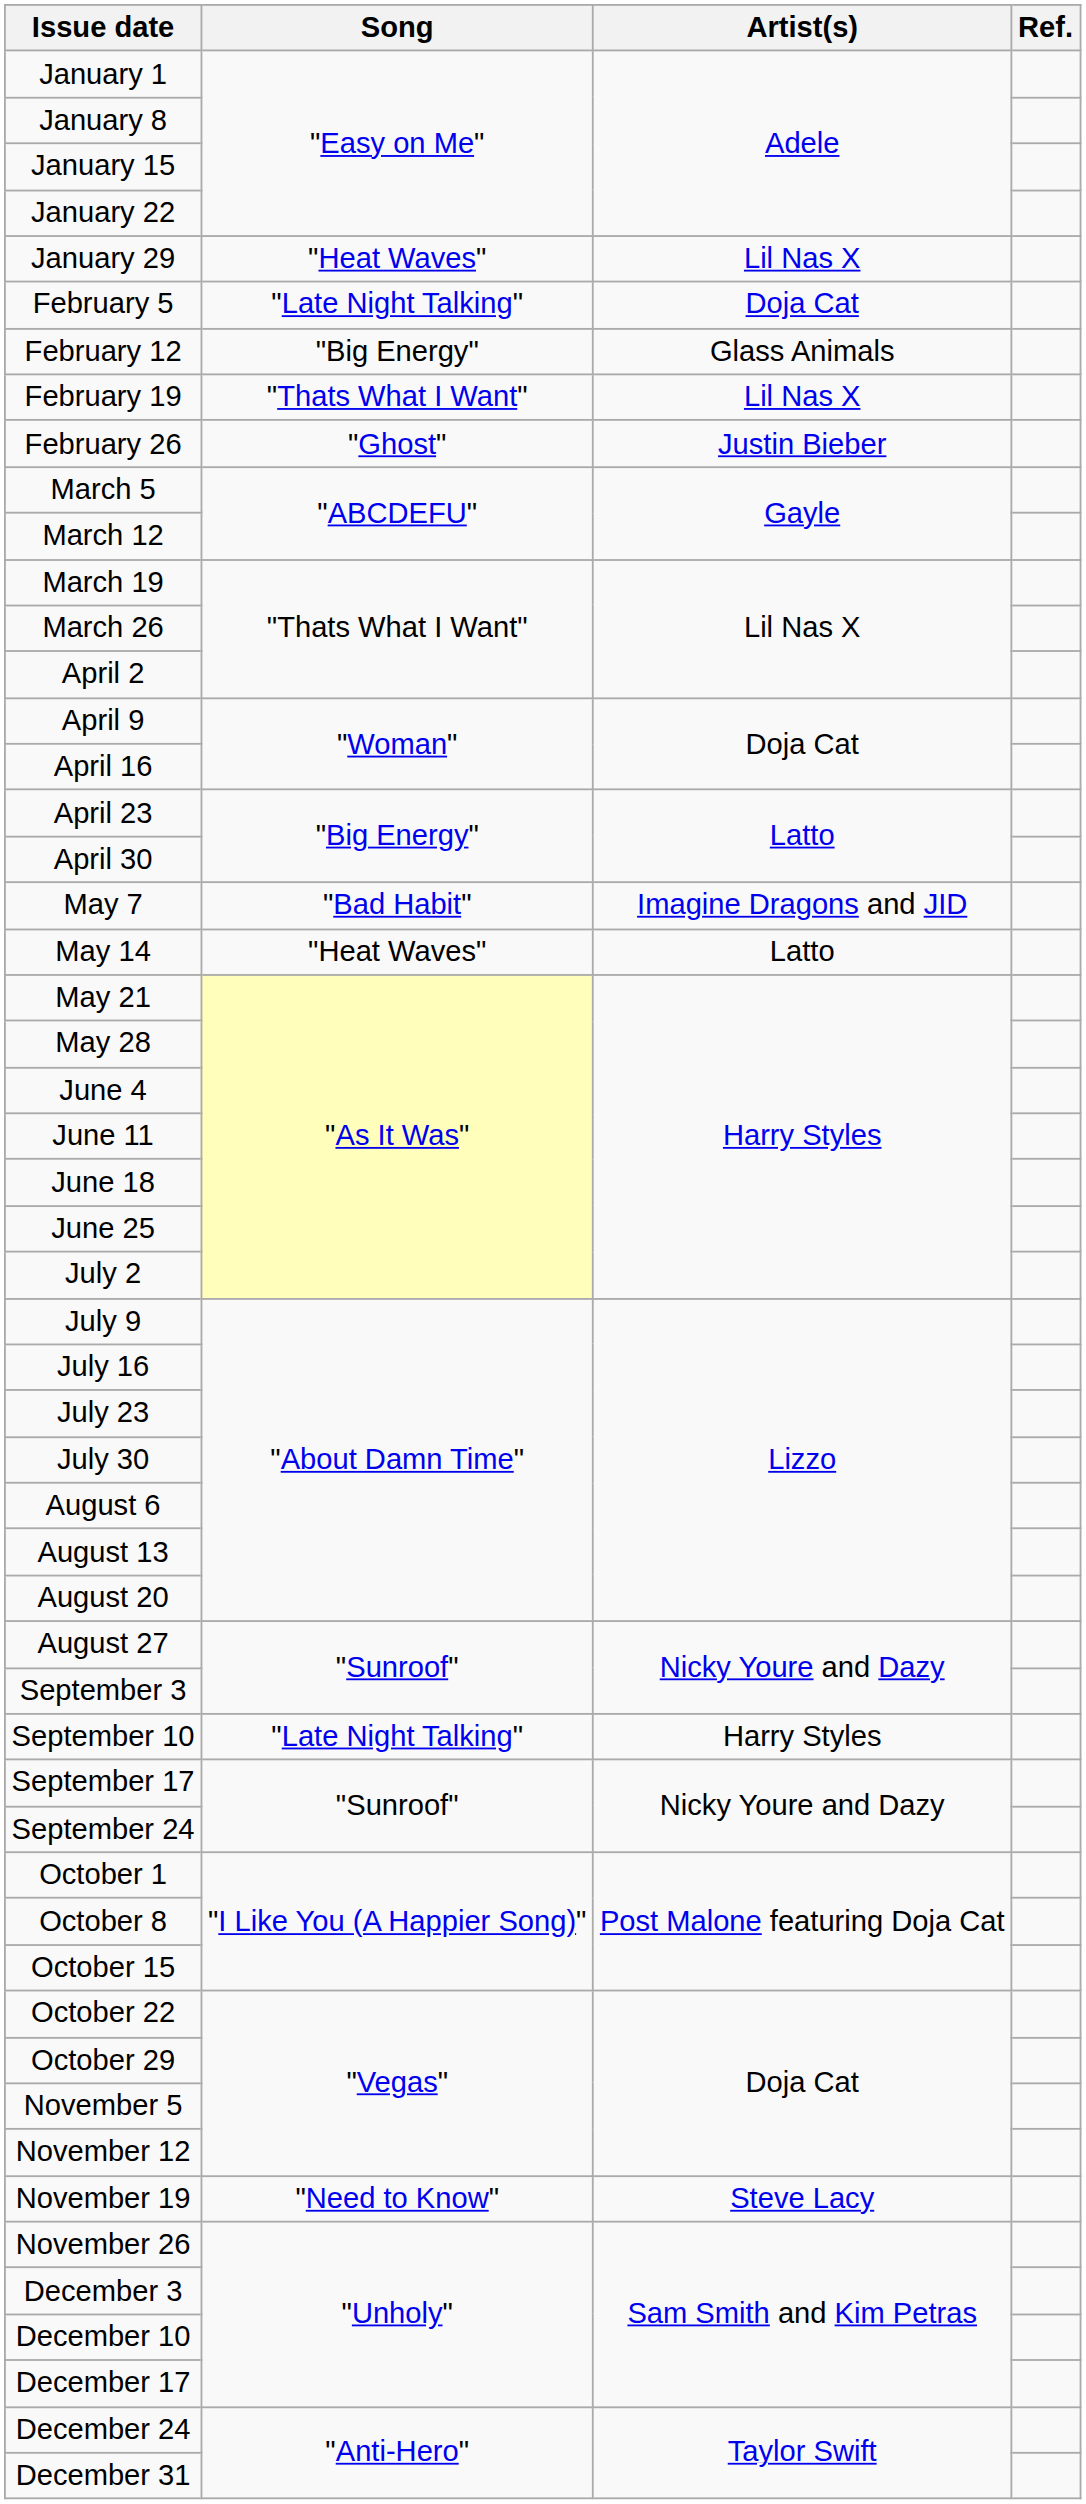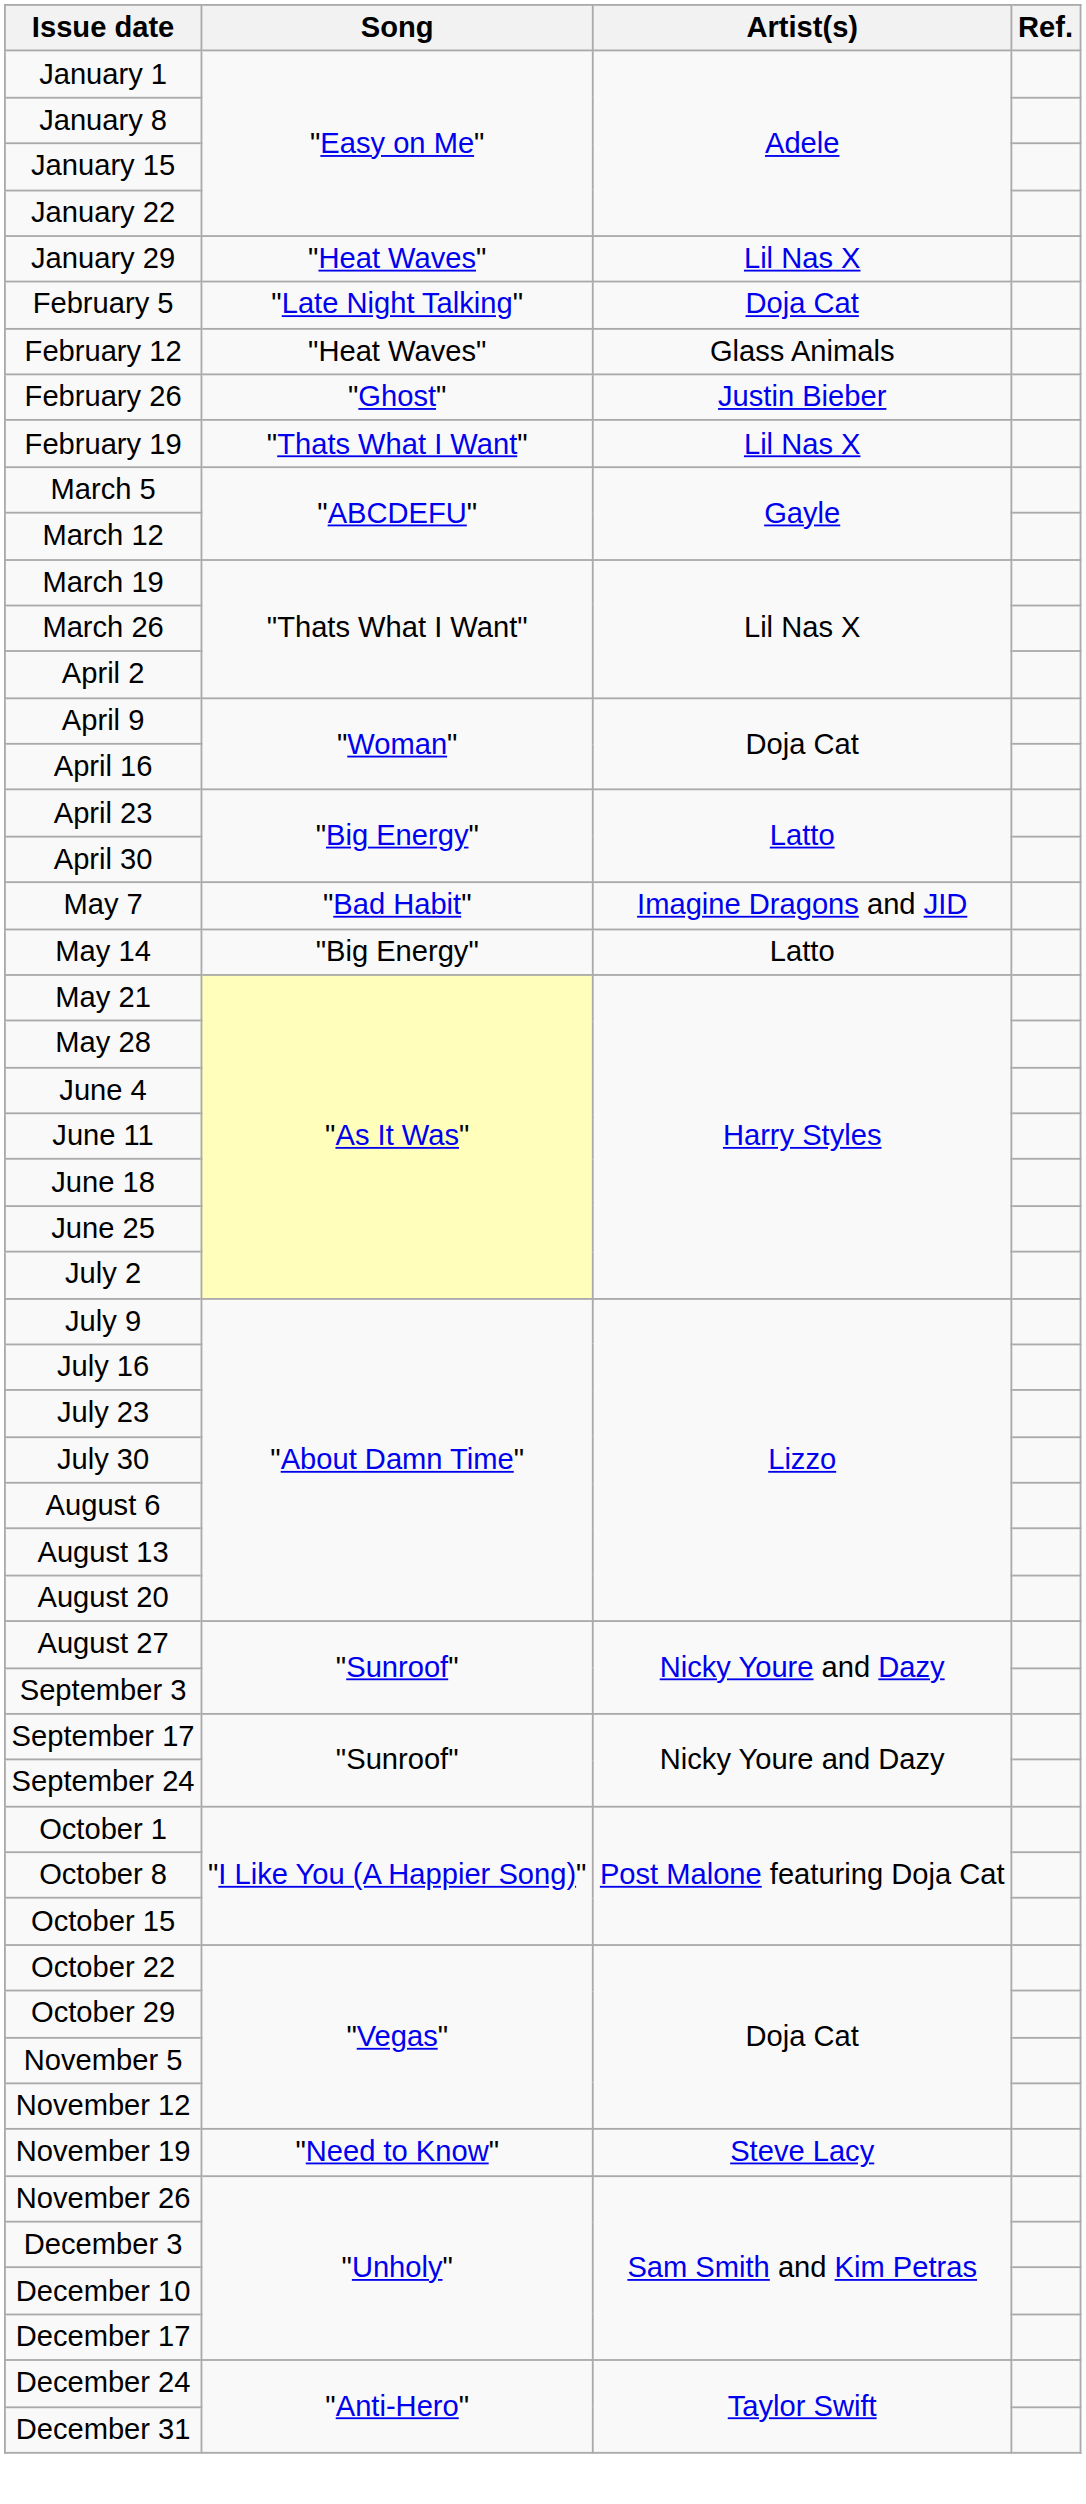(397, 350) "Big Energy" -> (397, 350) "Heat Waves"
rows swapped: (103, 397) <-> (103, 443)
(397, 951) "Heat Waves" -> (397, 951) "Big Energy"
- row: (103, 1736)
